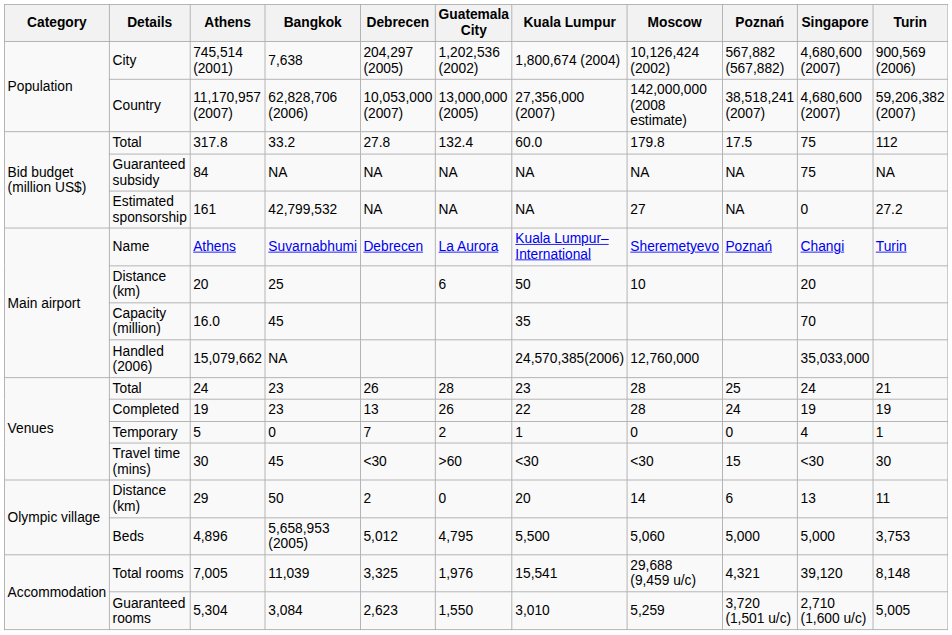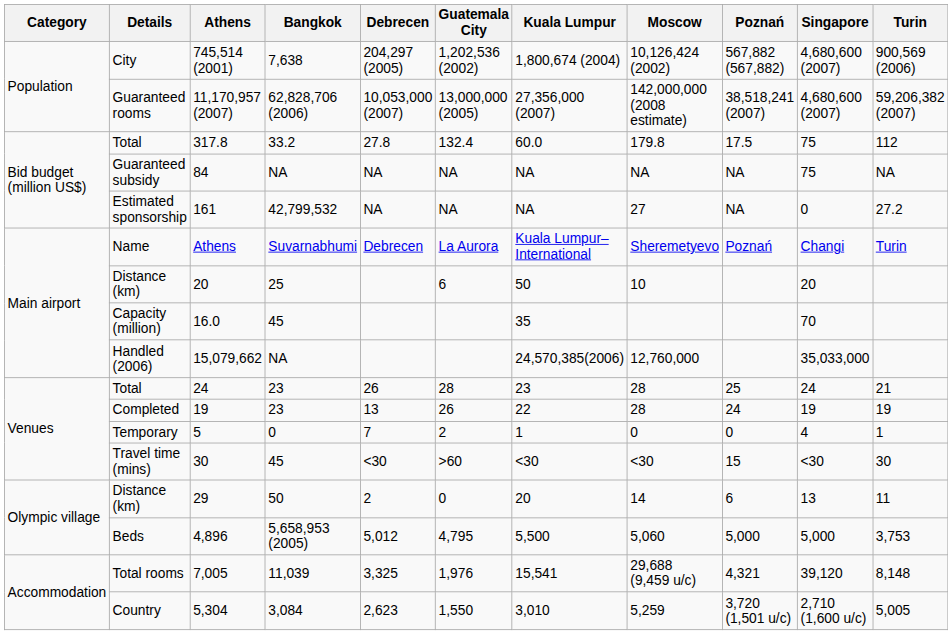(137, 105) Country -> (149, 105) Guaranteed rooms
(149, 610) Guaranteed rooms -> (137, 610) Country
